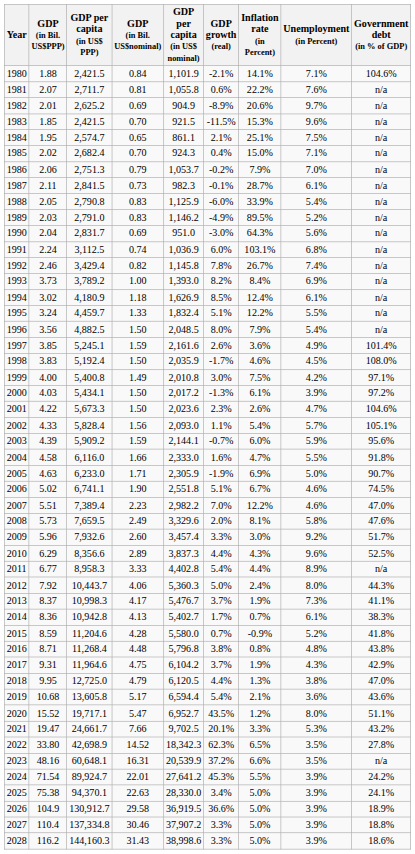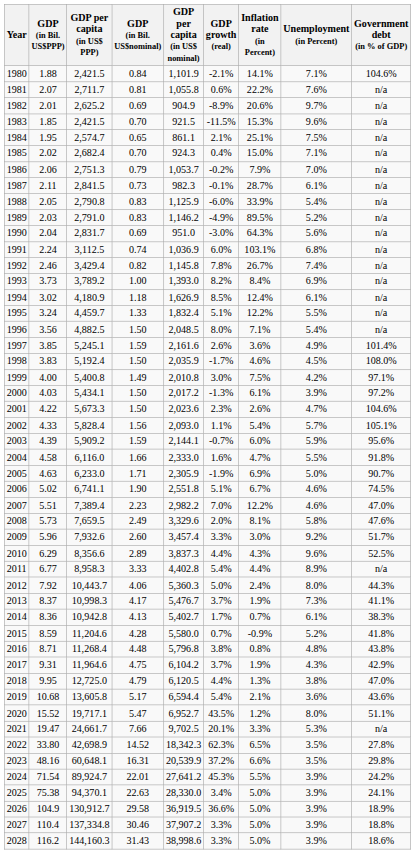(260, 329) 7.9% -> (260, 329) 7.1%
(381, 729) 43.2% -> (381, 729) n/a
(381, 761) n/a -> (381, 761) 29.8%
